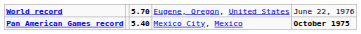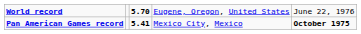(140, 23) 5.40 -> (140, 23) 5.41
